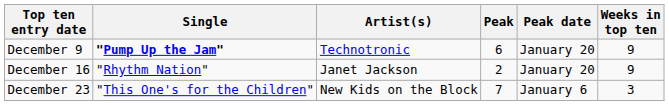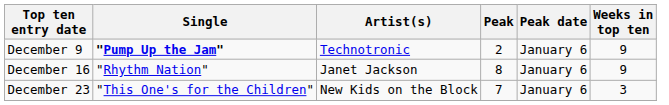(499, 49) 6 -> (499, 49) 2
(557, 49) January 20 -> (553, 49) January 6
(499, 70) 2 -> (499, 70) 8
(557, 70) January 20 -> (553, 70) January 6
